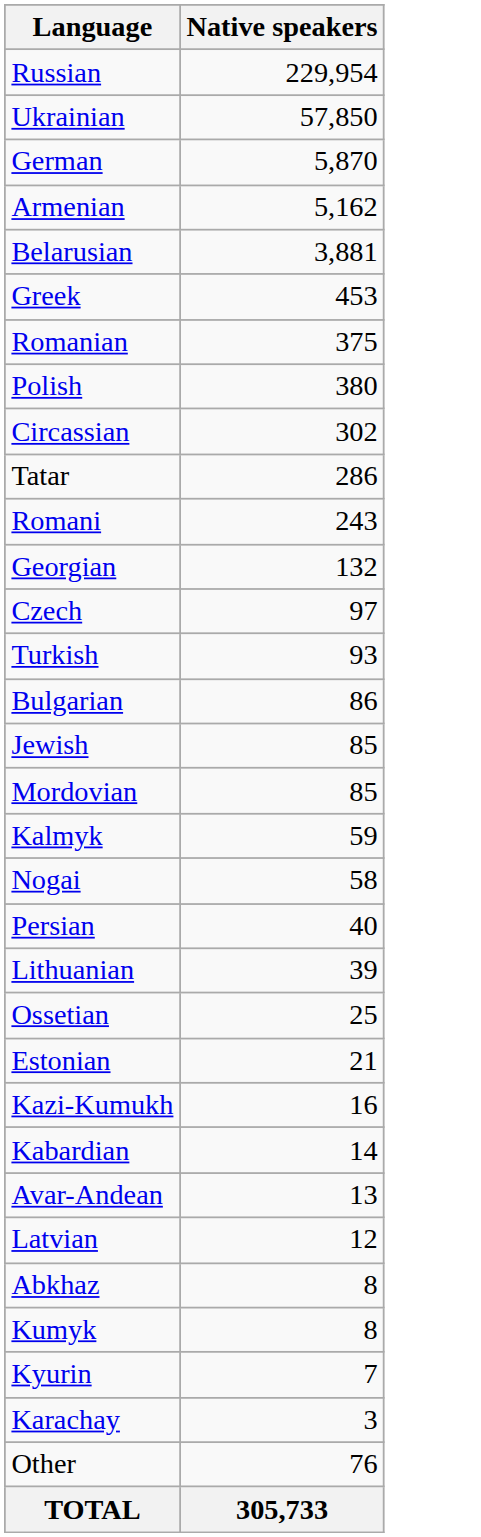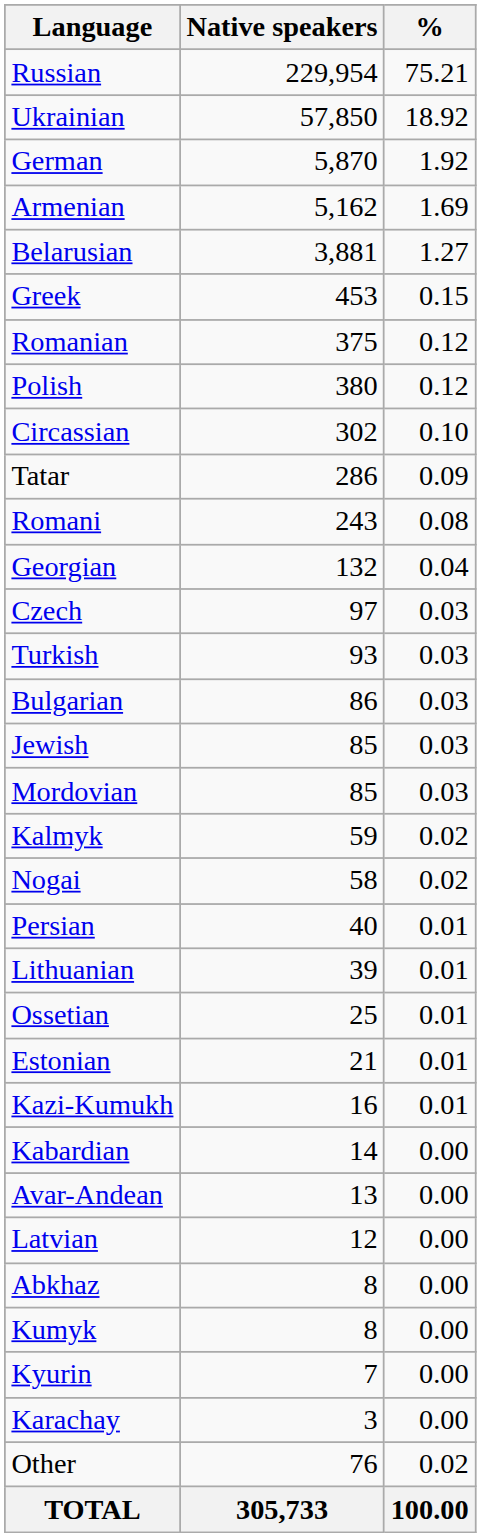+ column: (430, 26)
